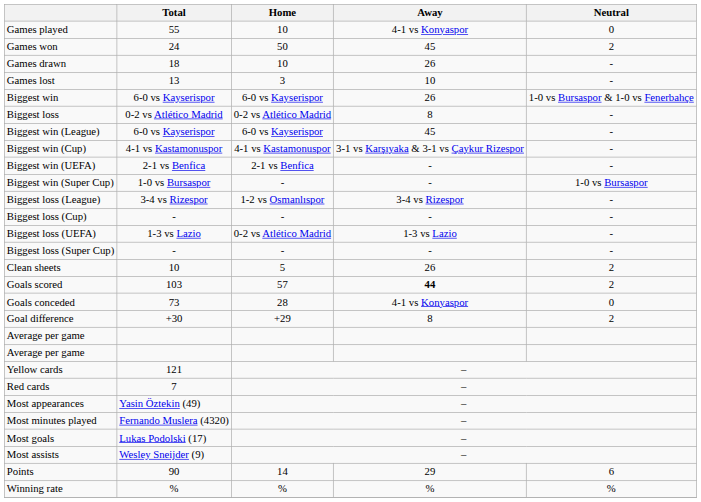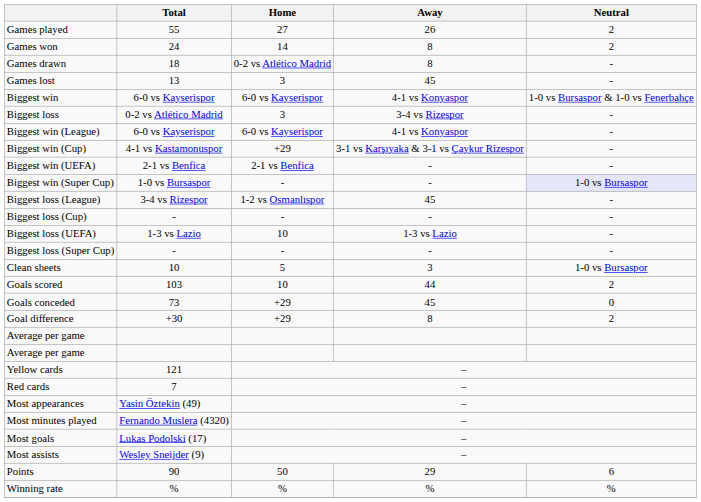(282, 30) 10 -> (282, 30) 27
(430, 30) 4-1 vs Konyaspor -> (430, 30) 26
(611, 30) 0 -> (611, 30) 2
(282, 47) 50 -> (282, 47) 14
(430, 47) 45 -> (430, 47) 8
(282, 64) 10 -> (282, 64) 0-2 vs Atlético Madrid
(430, 64) 26 -> (430, 64) 8
(430, 81) 10 -> (430, 81) 45
(430, 98) 26 -> (430, 98) 4-1 vs Konyaspor
(282, 115) 0-2 vs Atlético Madrid -> (282, 115) 3
(430, 115) 8 -> (430, 115) 3-4 vs Rizespor
(430, 132) 45 -> (430, 132) 4-1 vs Konyaspor
(282, 149) 4-1 vs Kastamonuspor -> (282, 149) +29
(611, 183) no background -> (611, 183) lavender background
(430, 200) 3-4 vs Rizespor -> (430, 200) 45
(282, 234) 0-2 vs Atlético Madrid -> (282, 234) 10
(430, 268) 26 -> (430, 268) 3
(611, 268) 2 -> (611, 268) 1-0 vs Bursaspor
(282, 285) 57 -> (282, 285) 10
(430, 285) bold -> (430, 285) normal
(282, 302) 28 -> (282, 302) +29
(430, 302) 4-1 vs Konyaspor -> (430, 302) 45
(282, 472) 14 -> (282, 472) 50
